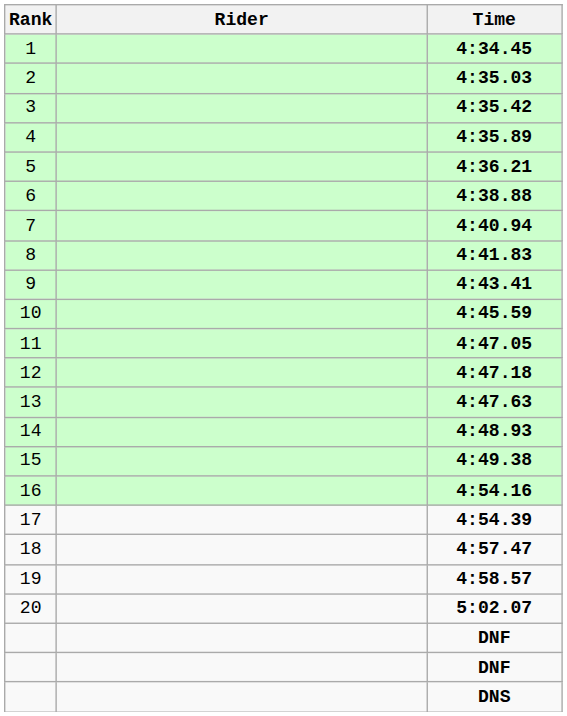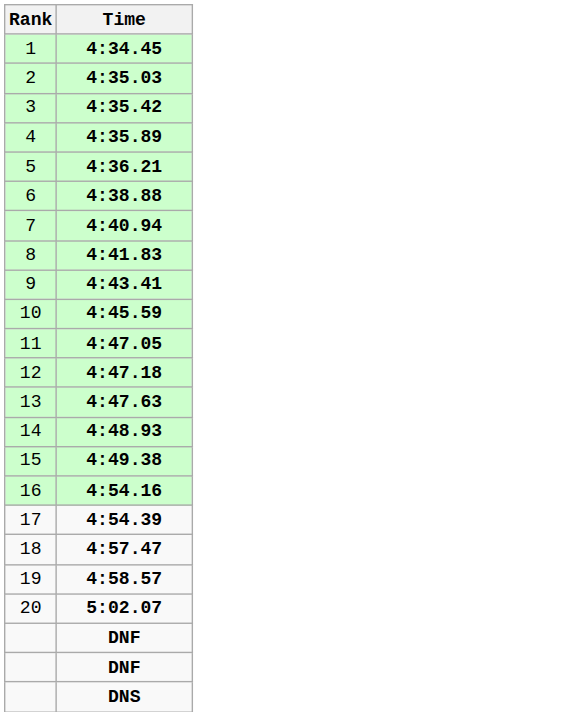- column: (242, 19)
